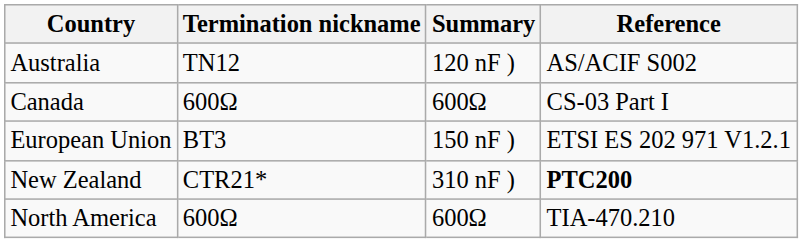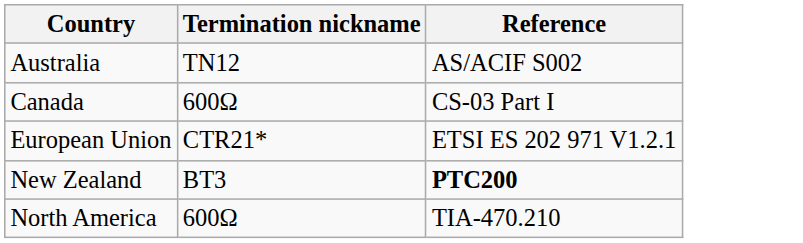- column: (484, 23)
(205, 140) BT3 -> (225, 140) CTR21*
(225, 179) CTR21* -> (205, 179) BT3
